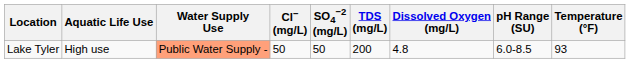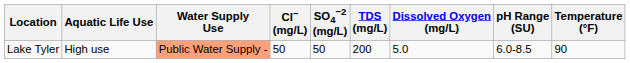(400, 49) 4.8 -> (400, 49) 5.0
(561, 49) 93 -> (561, 49) 90
